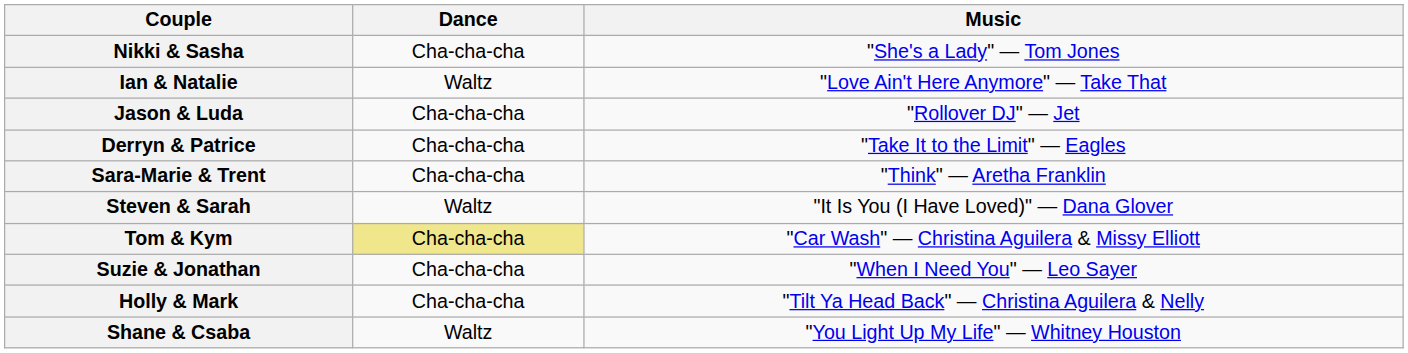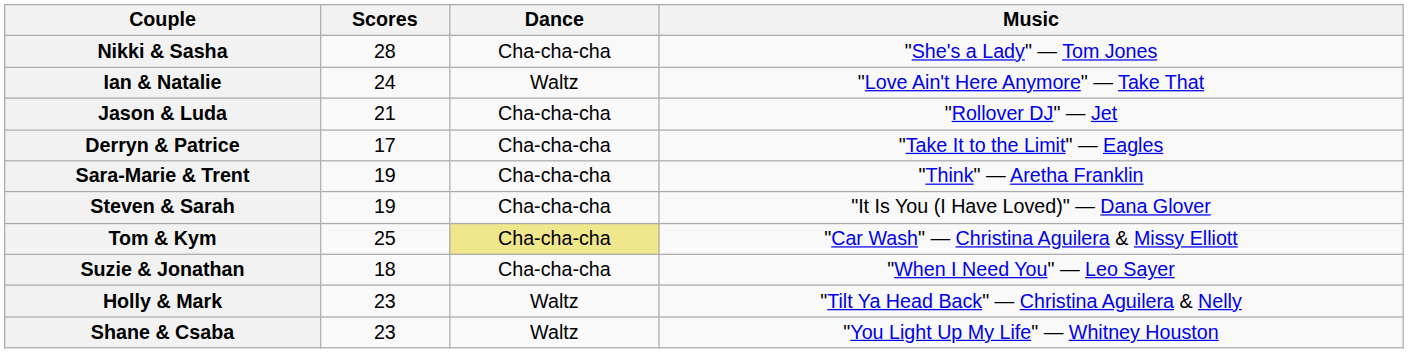+ column: (385, 20)
(468, 207) Waltz -> (554, 207) Cha-cha-cha
(468, 301) Cha-cha-cha -> (554, 301) Waltz
